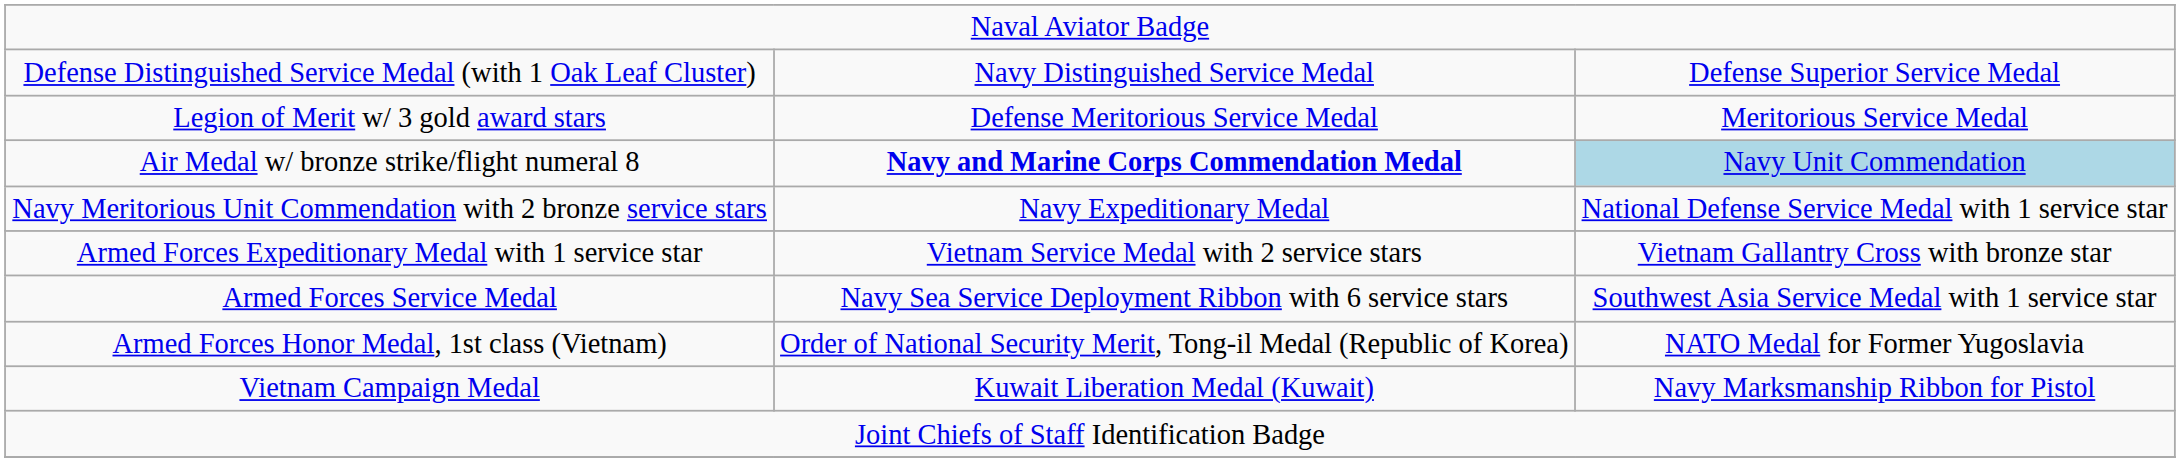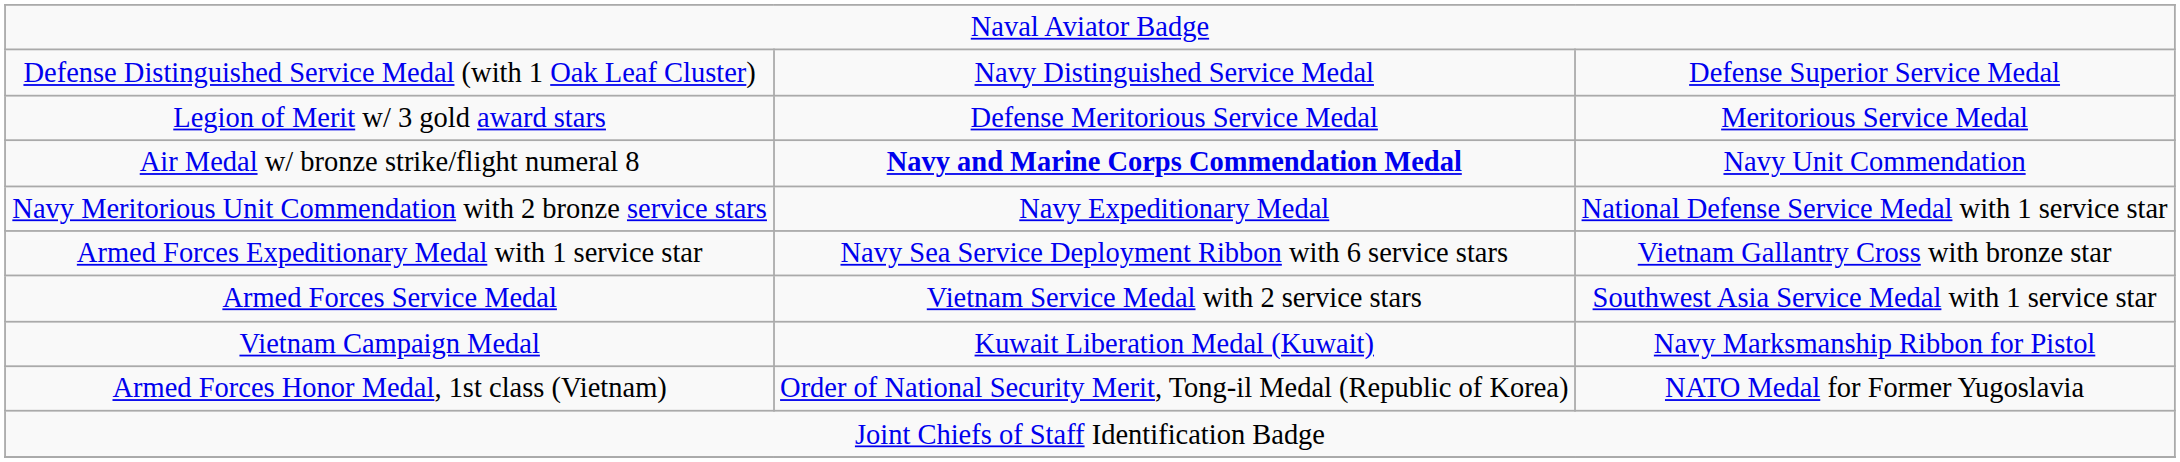(1875, 162) lightblue background -> (1875, 162) no background
(1174, 252) Vietnam Service Medal with 2 service stars -> (1174, 252) Navy Sea Service Deployment Ribbon with 6 service stars
(1174, 298) Navy Sea Service Deployment Ribbon with 6 service stars -> (1174, 298) Vietnam Service Medal with 2 service stars
rows swapped: (390, 343) <-> (390, 388)
